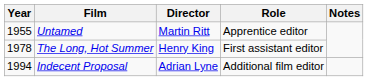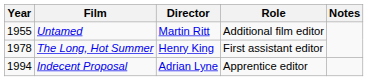(265, 31) Apprentice editor -> (274, 31) Additional film editor
(274, 66) Additional film editor -> (265, 66) Apprentice editor
